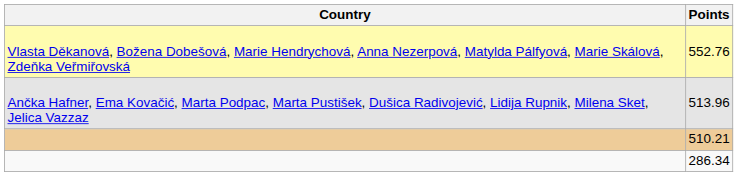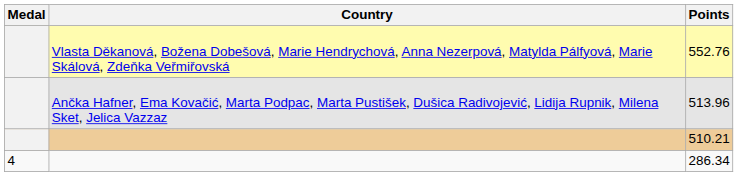+ column: (27, 15)
